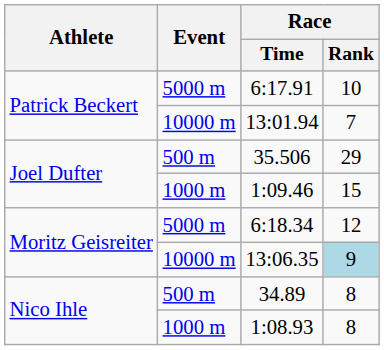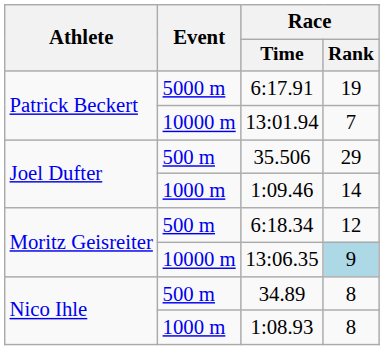(351, 88) 10 -> (351, 88) 19
(351, 191) 15 -> (351, 191) 14
(194, 225) 5000 m -> (189, 225) 500 m
